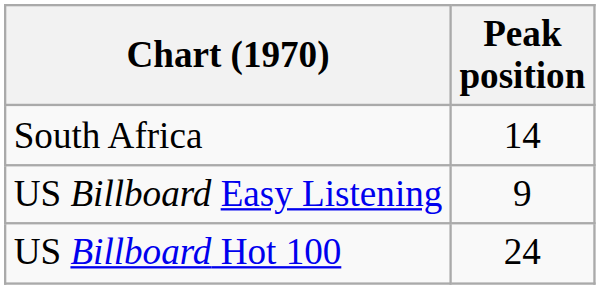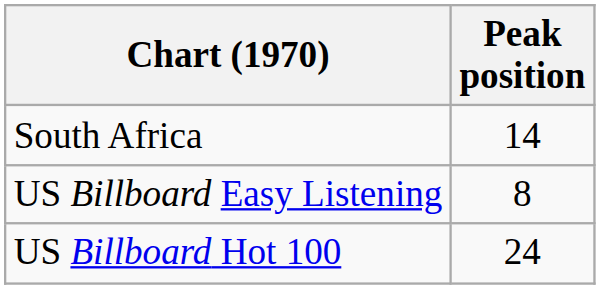(522, 193) 9 -> (522, 193) 8
